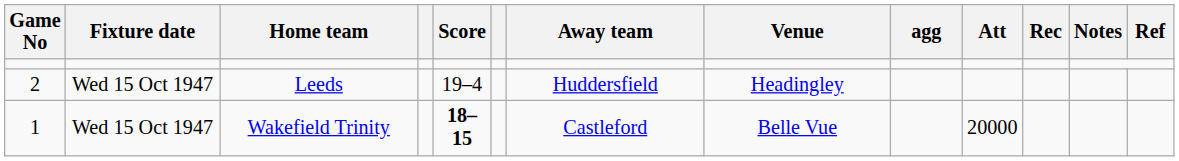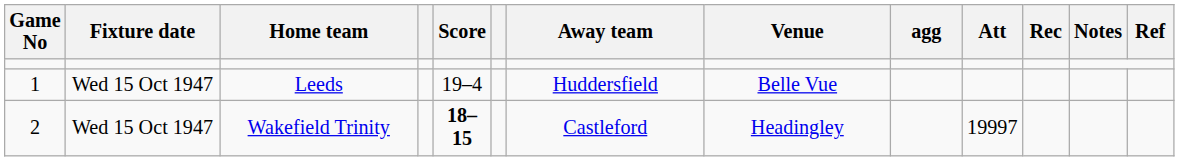(35, 84) 2 -> (35, 84) 1
(797, 84) Headingley -> (797, 84) Belle Vue
(35, 127) 1 -> (35, 127) 2
(797, 127) Belle Vue -> (797, 127) Headingley
(992, 127) 20000 -> (992, 127) 19997
